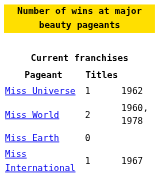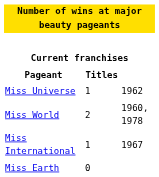rows swapped: (40, 161) <-> (32, 138)
